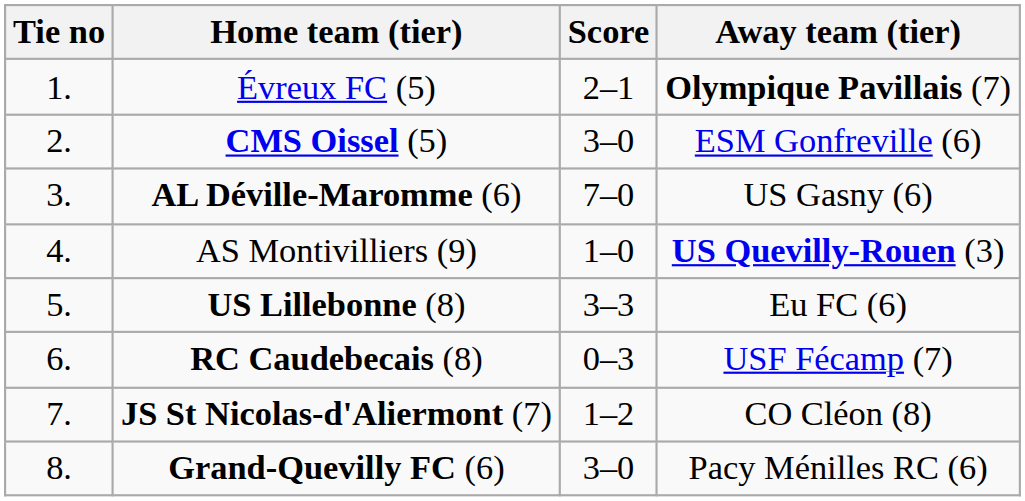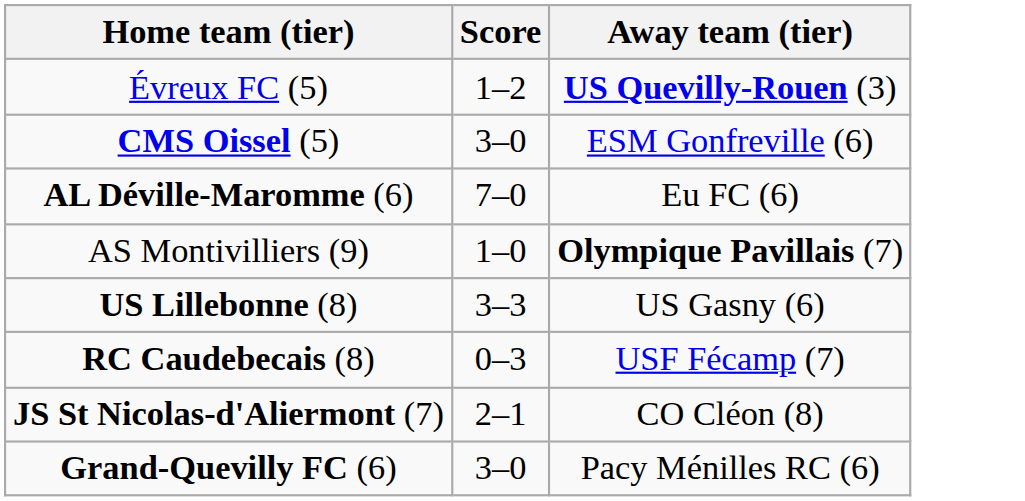- column: (59, 31)
(608, 86) 2–1 -> (501, 86) 1–2
(838, 86) Olympique Pavillais (7) -> (730, 86) US Quevilly-Rouen (3)
(838, 195) US Gasny (6) -> (730, 195) Eu FC (6)
(838, 250) US Quevilly-Rouen (3) -> (730, 250) Olympique Pavillais (7)
(838, 304) Eu FC (6) -> (730, 304) US Gasny (6)
(608, 413) 1–2 -> (501, 413) 2–1
